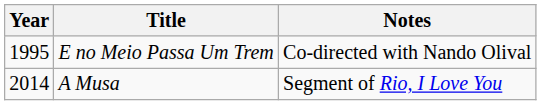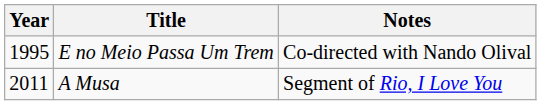(29, 83) 2014 -> (29, 83) 2011
